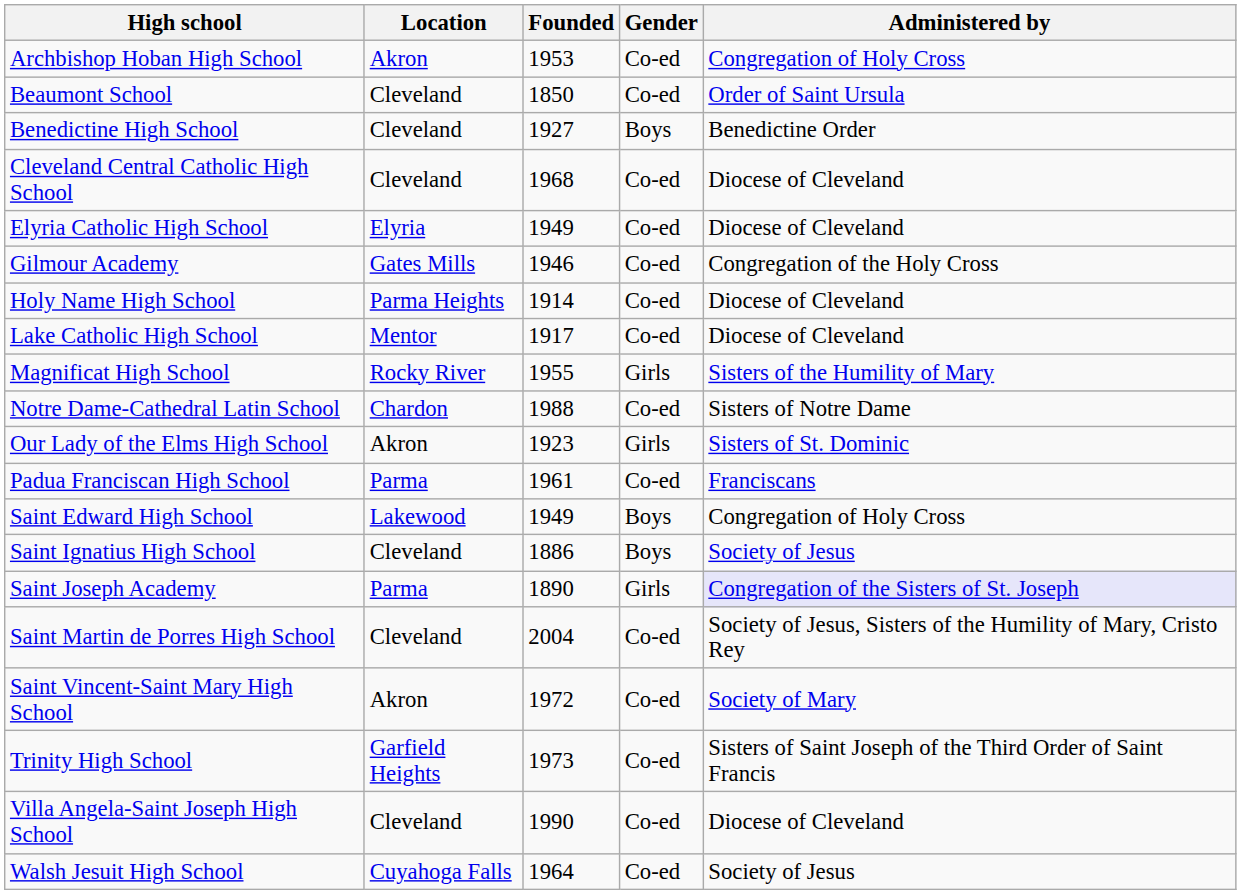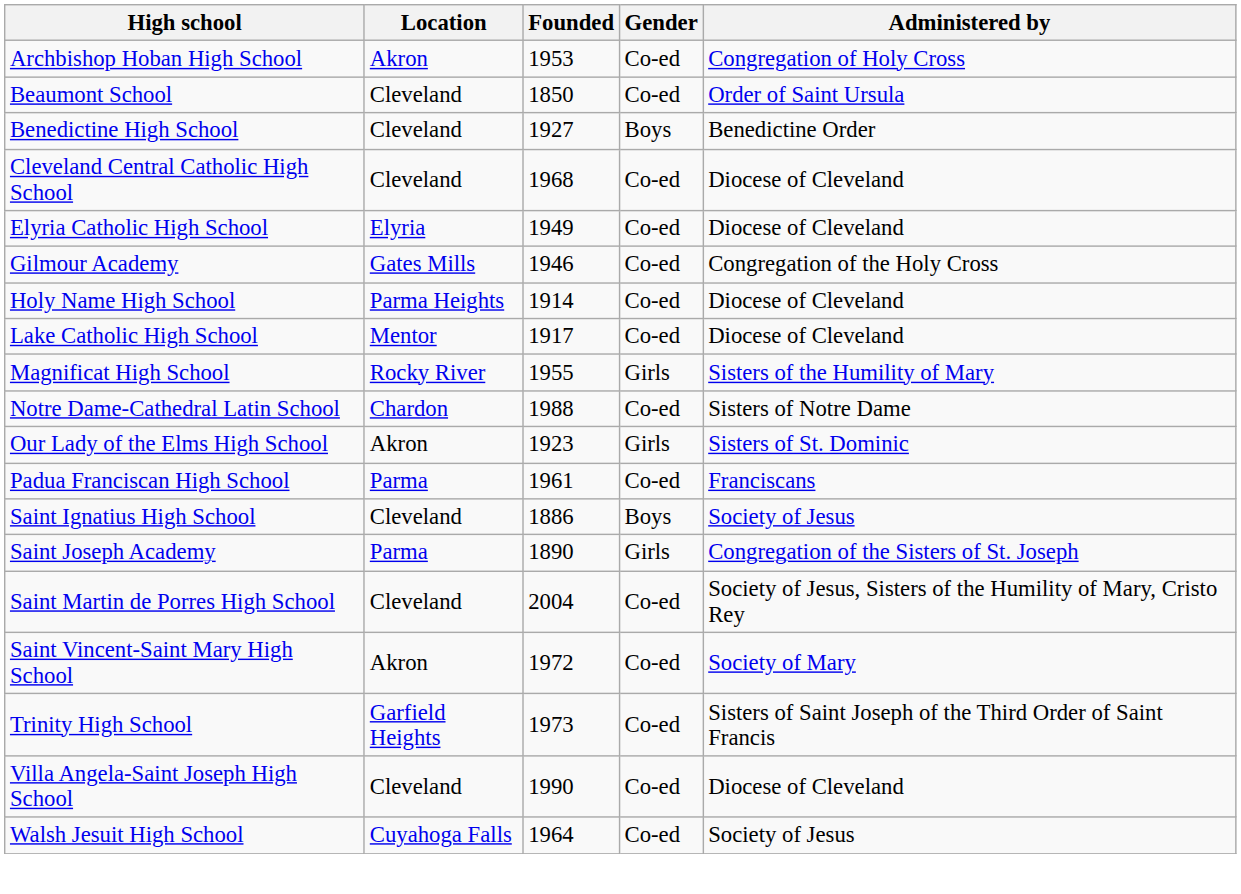- row: (131, 516)
(894, 588) lavender background -> (893, 552) no background
